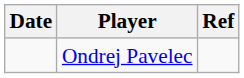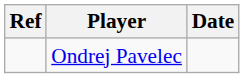columns swapped: (31, 21) <-> (218, 21)
